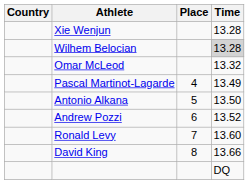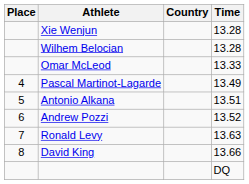columns swapped: (194, 13) <-> (28, 13)
(227, 48) lightgrey background -> (227, 48) no background
(227, 65) 13.32 -> (227, 65) 13.33
(227, 100) 13.50 -> (227, 100) 13.51
(227, 135) 13.60 -> (227, 135) 13.63
